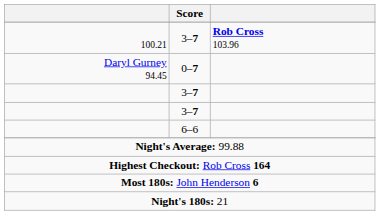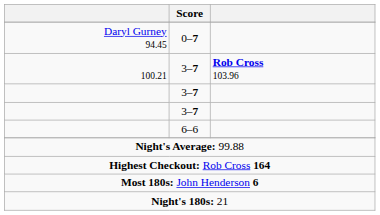rows swapped: (154, 45) <-> (135, 68)
